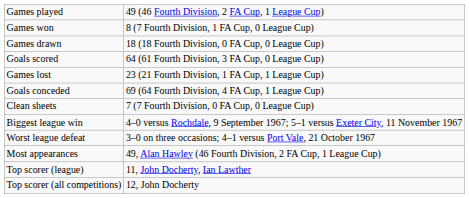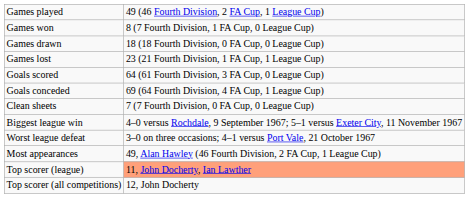rows swapped: (29, 75) <-> (32, 59)
(188, 169) no background -> (188, 169) lightsalmon background
